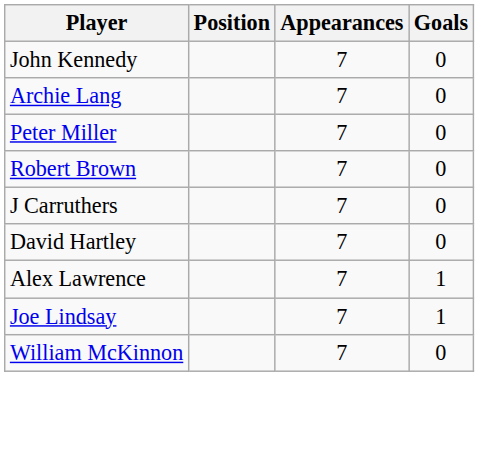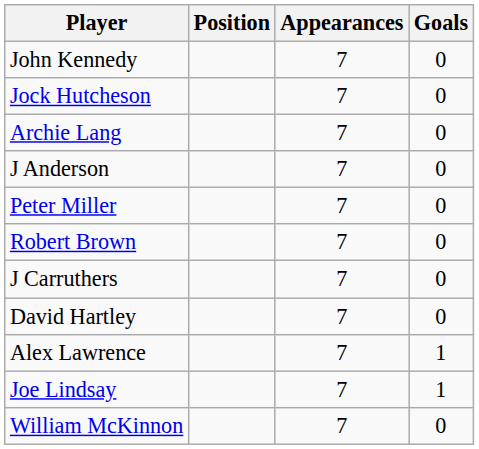+ row: (80, 96)
+ row: (59, 169)
